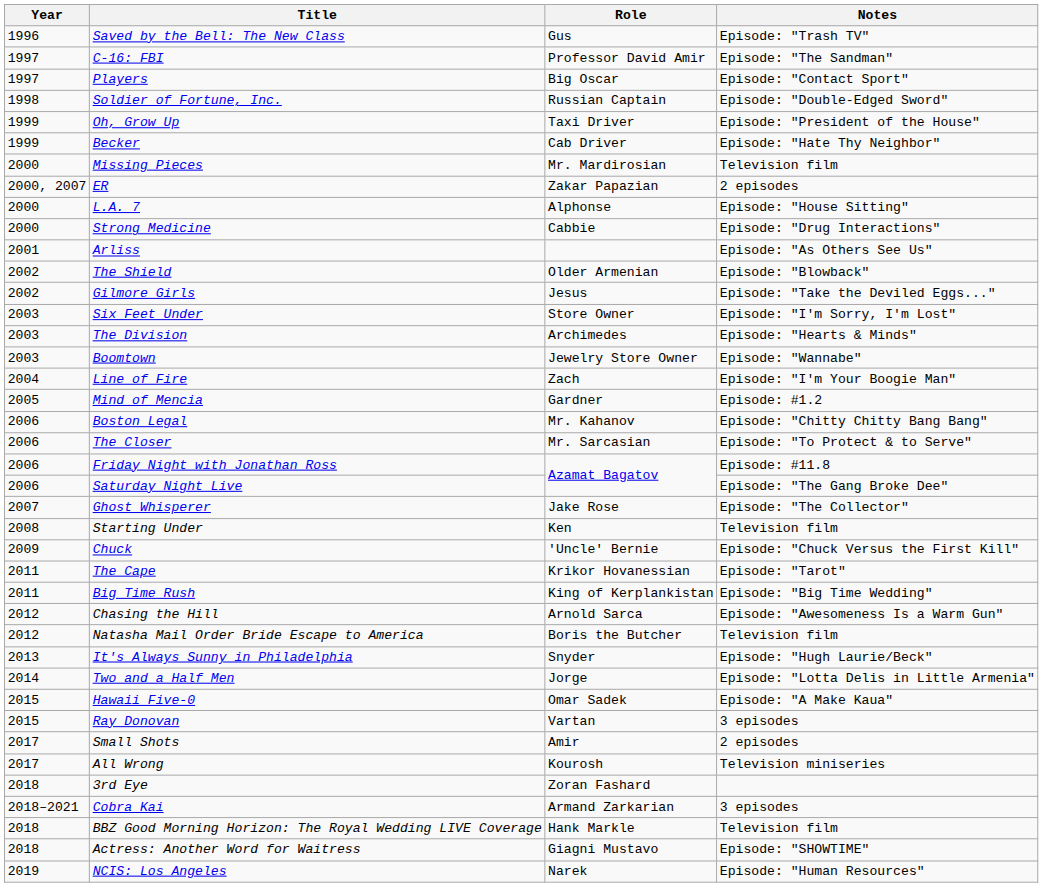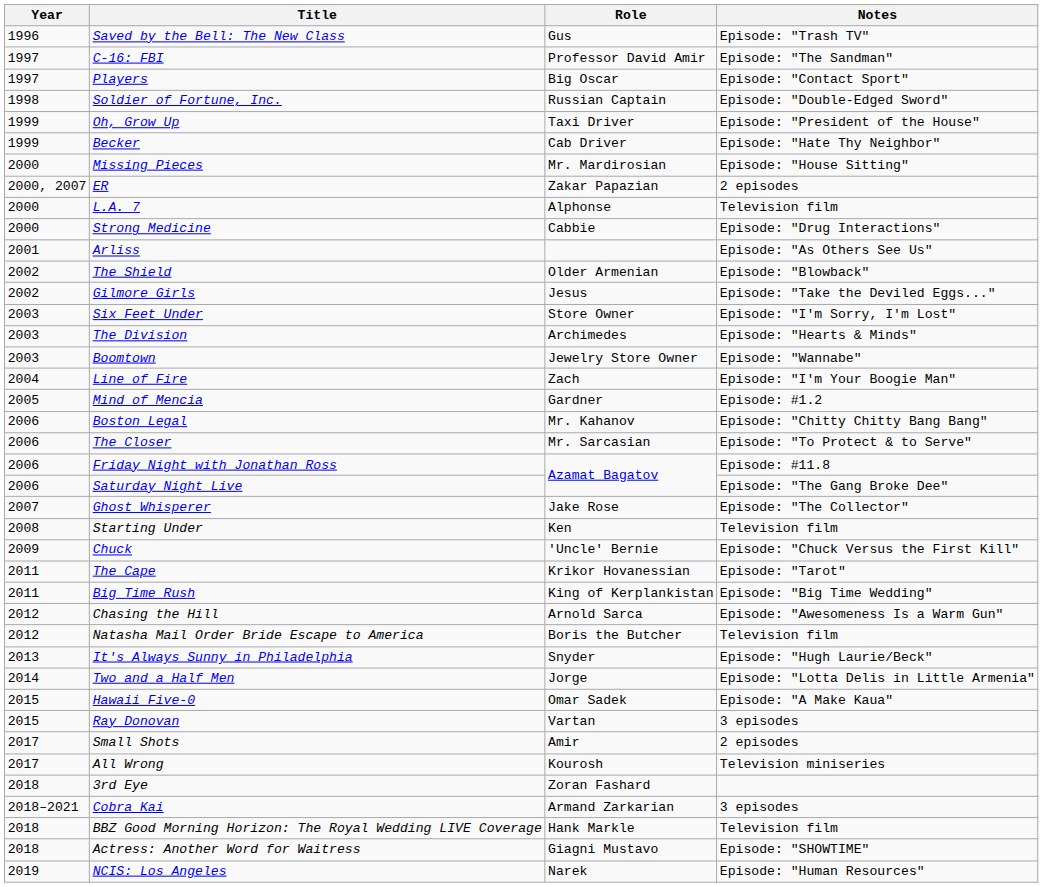(779, 165) Television film -> (814, 165) Episode: "House Sitting"
(814, 208) Episode: "House Sitting" -> (779, 208) Television film
